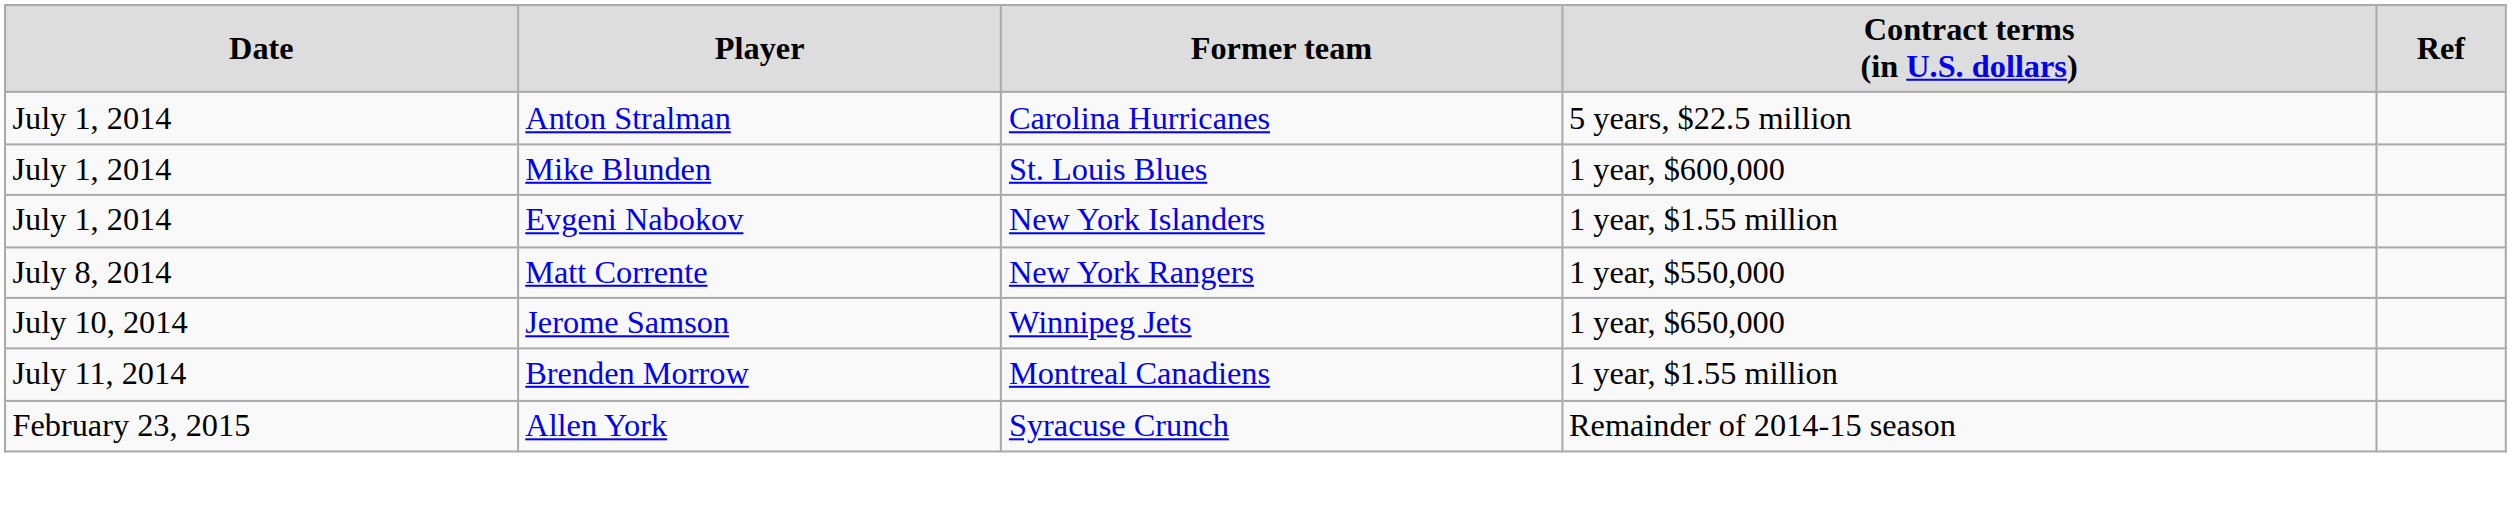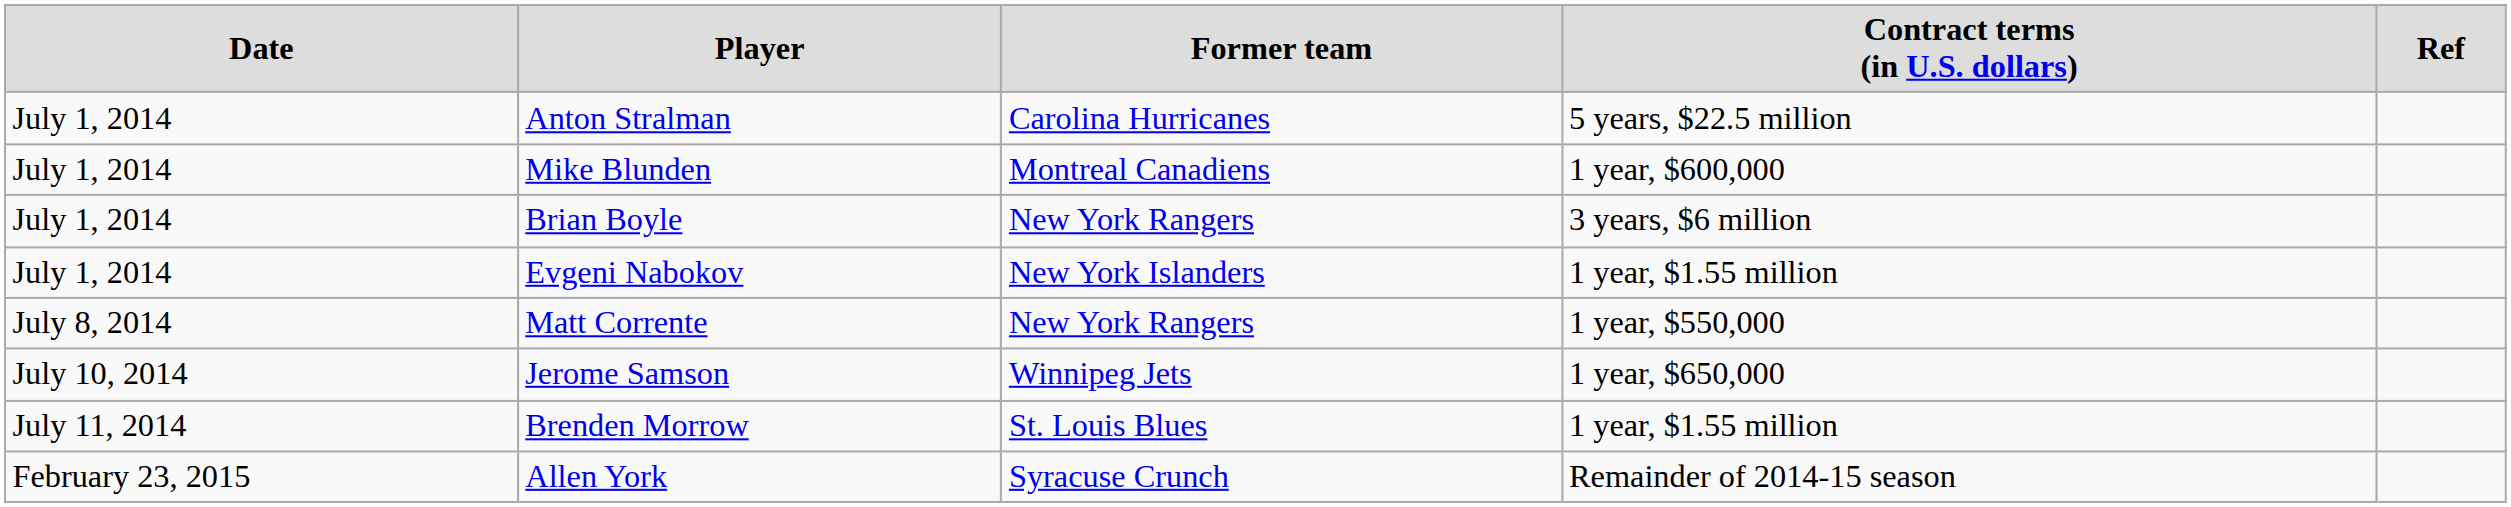(1108, 169) St. Louis Blues -> (1140, 169) Montreal Canadiens
+ row: (604, 220)
(1140, 374) Montreal Canadiens -> (1108, 425) St. Louis Blues
